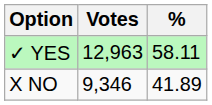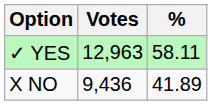(107, 84) 9,346 -> (107, 84) 9,436
